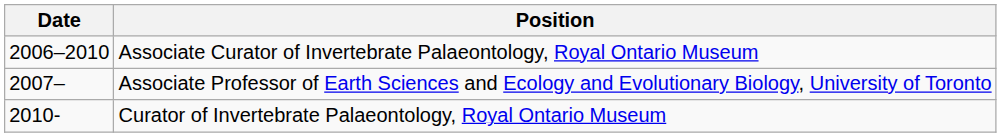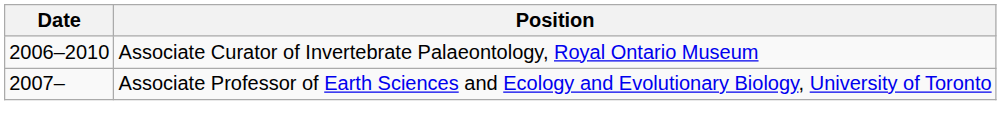- row: (392, 115)
